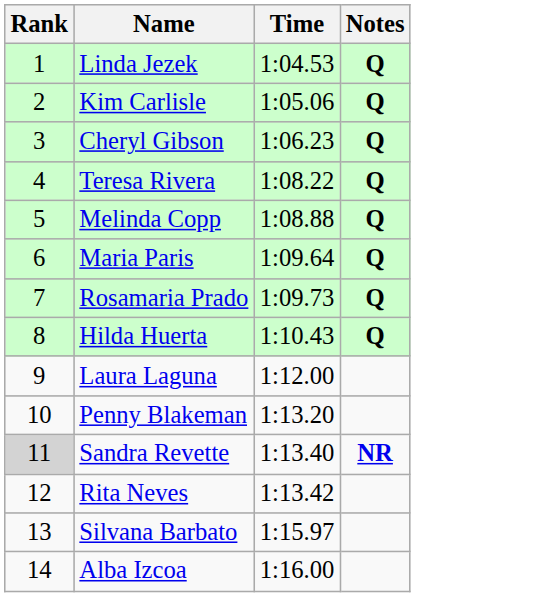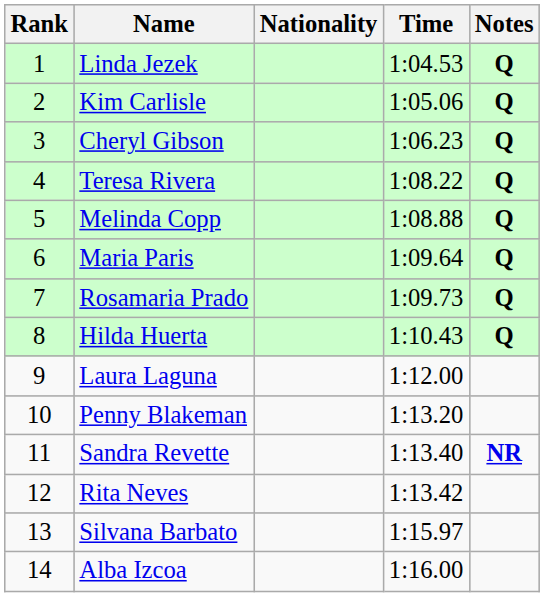+ column: (319, 24)
(39, 453) lightgrey background -> (39, 453) no background
